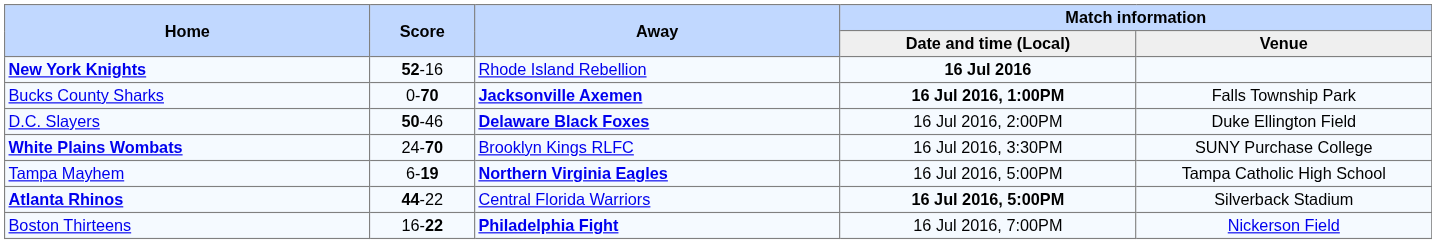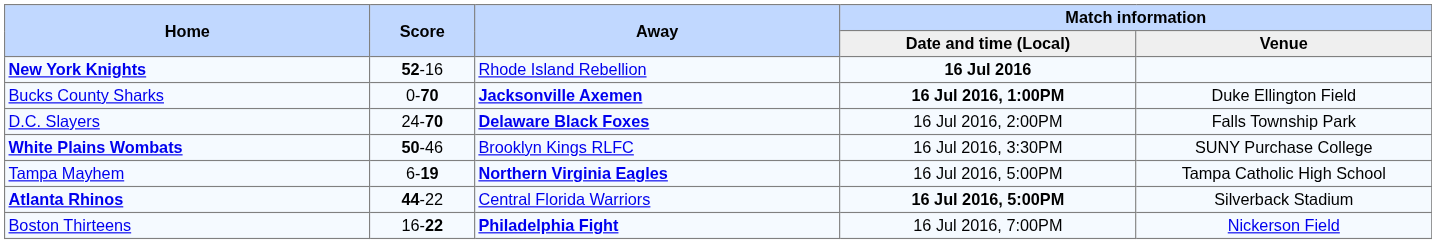(1284, 96) Falls Township Park -> (1284, 96) Duke Ellington Field
(422, 122) 50-46 -> (422, 122) 24-70
(1284, 122) Duke Ellington Field -> (1284, 122) Falls Township Park
(422, 148) 24-70 -> (422, 148) 50-46
